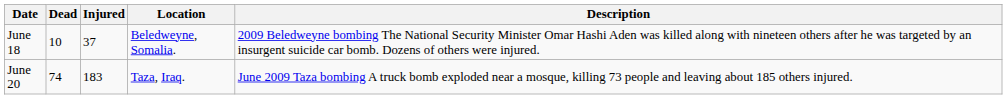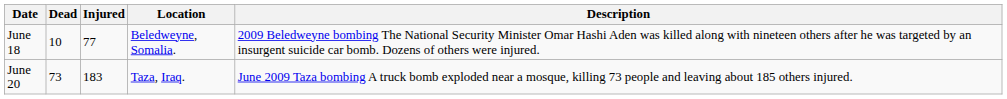(90, 42) 37 -> (90, 42) 77
(55, 76) 74 -> (55, 76) 73
